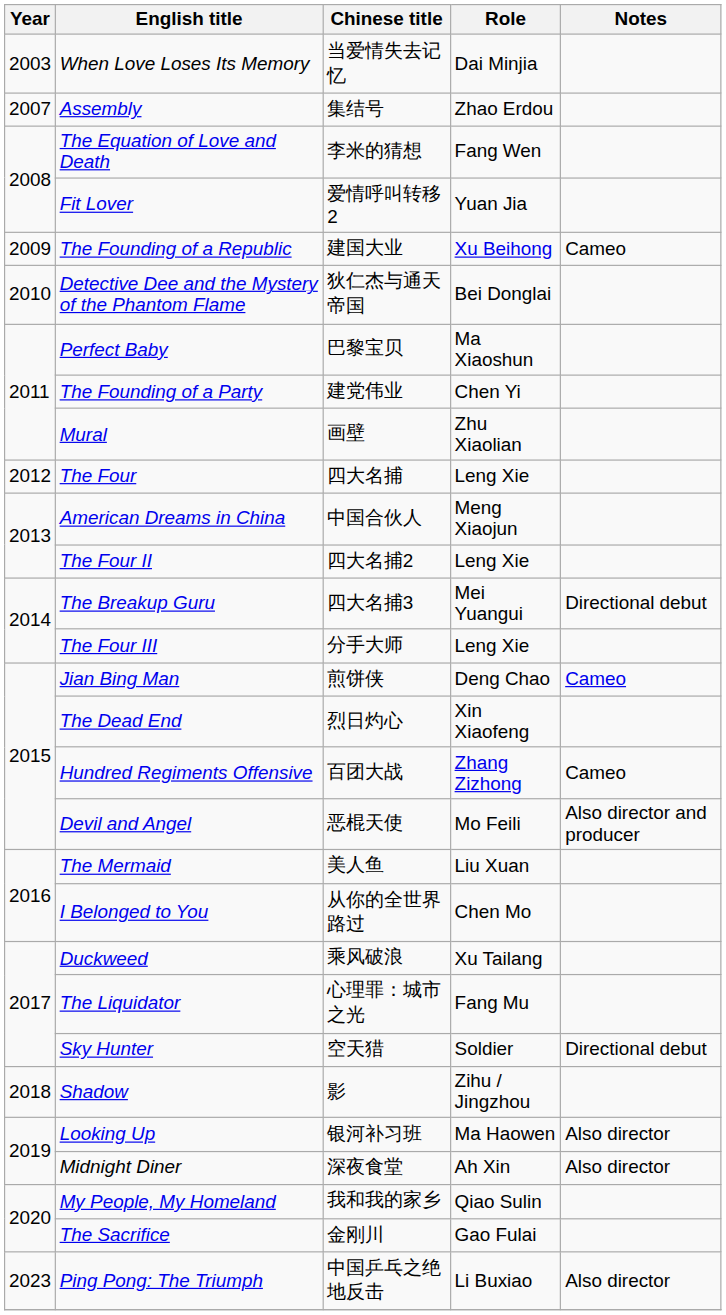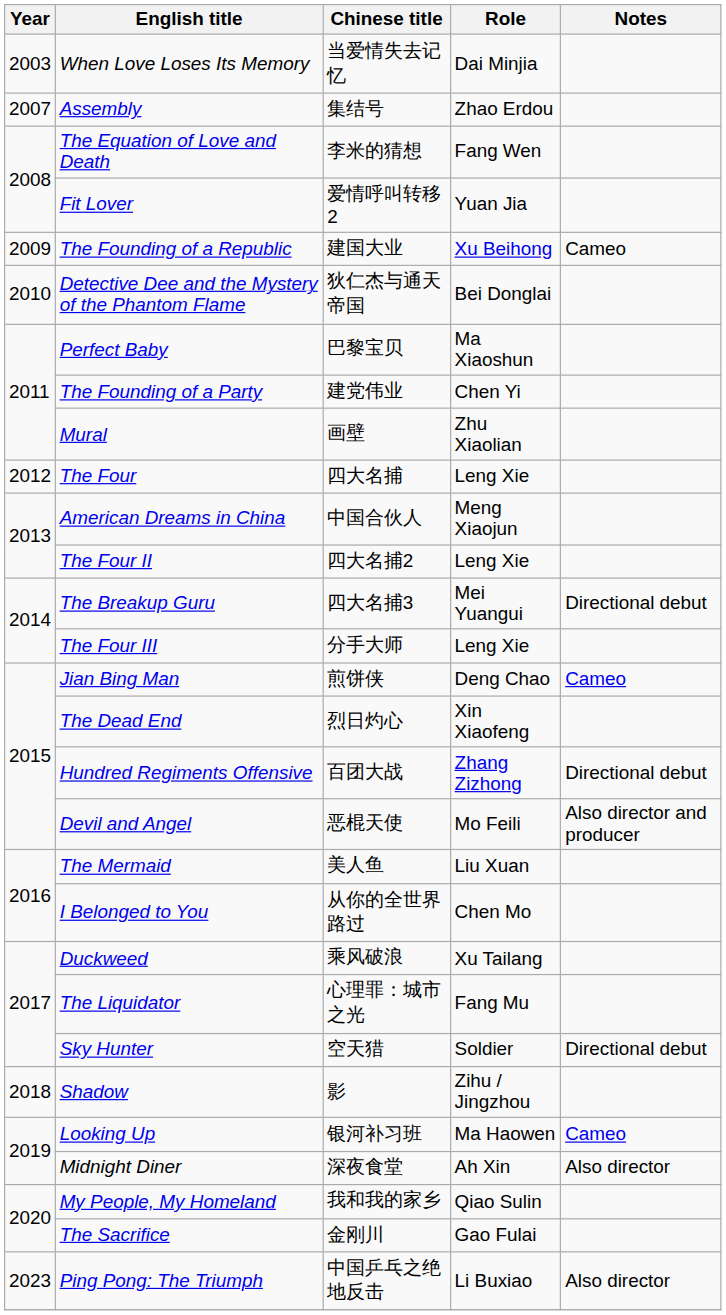(596, 772) Cameo -> (636, 772) Directional debut
(618, 1134) Also director -> (596, 1134) Cameo
